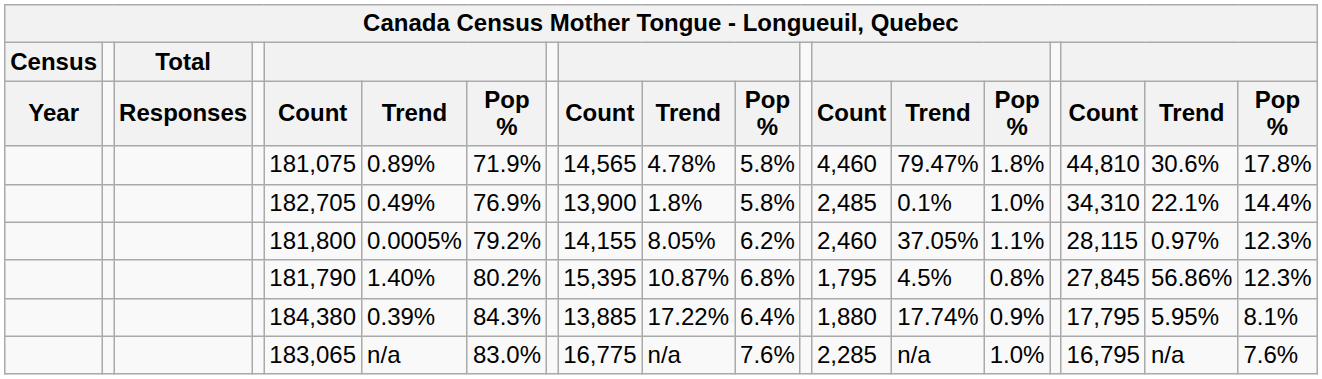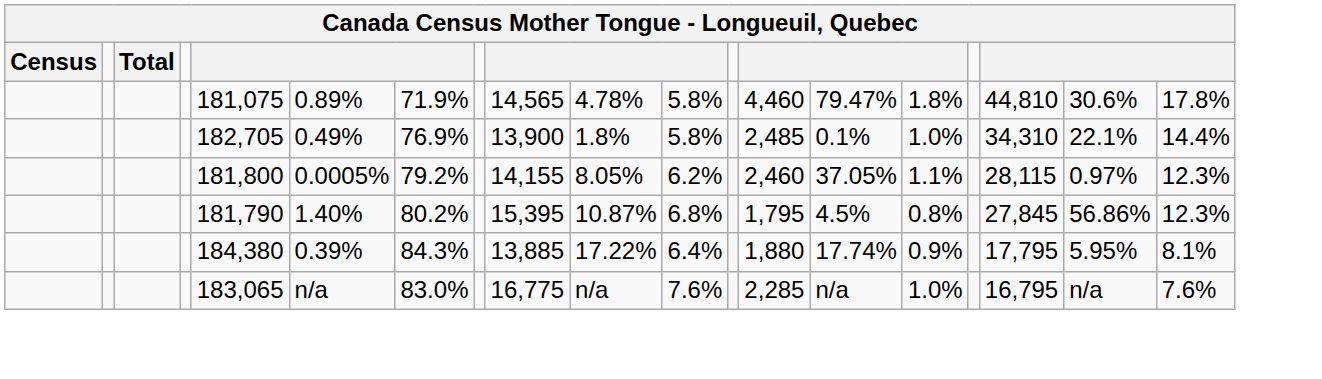- row: (54, 113)
